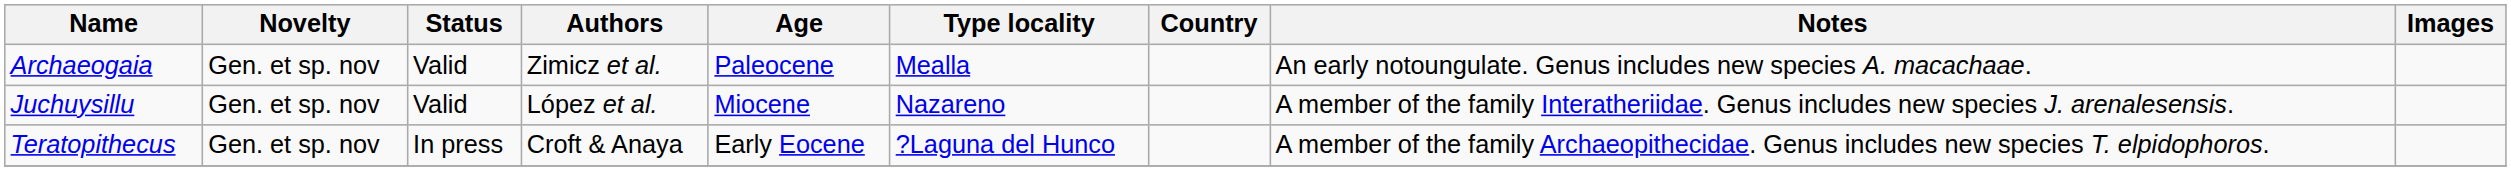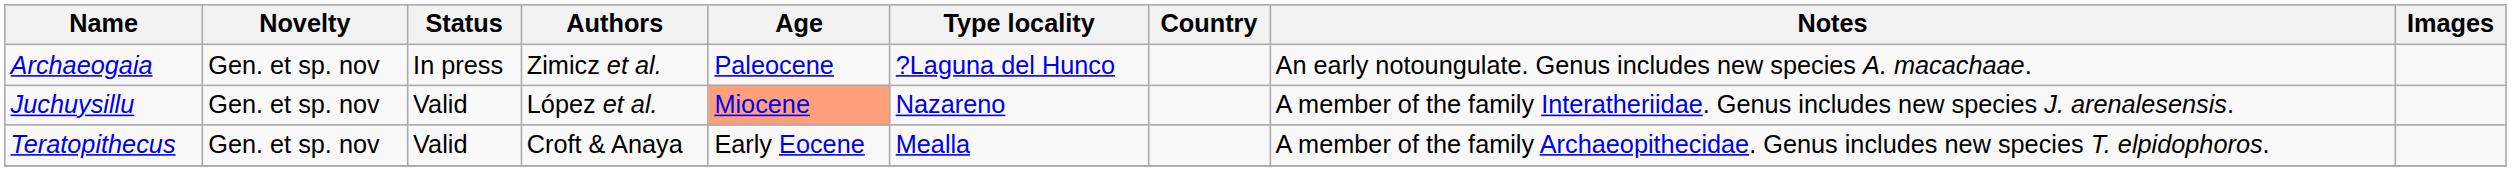(440, 64) Valid -> (458, 64) In press
(933, 64) Mealla -> (1005, 64) ?Laguna del Hunco
(762, 104) no background -> (762, 104) lightsalmon background
(458, 144) In press -> (440, 144) Valid
(1005, 144) ?Laguna del Hunco -> (933, 144) Mealla
